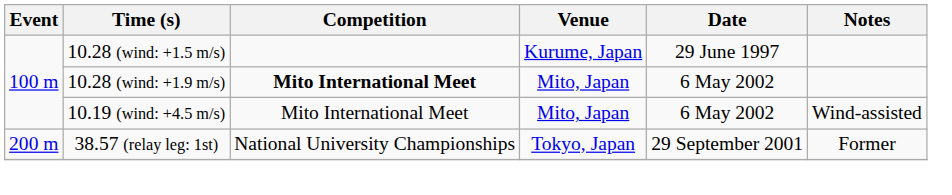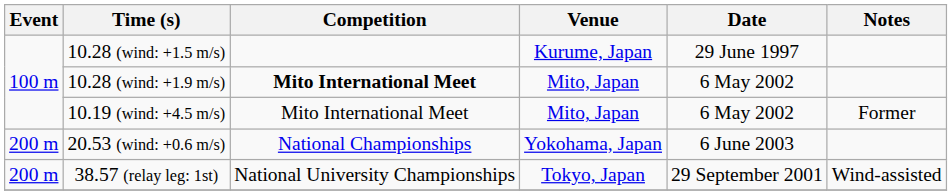(867, 112) Wind-assisted -> (887, 112) Former
+ row: (146, 143)
(867, 143) Former -> (887, 174) Wind-assisted
